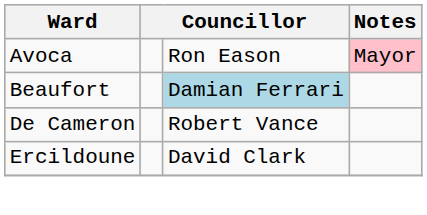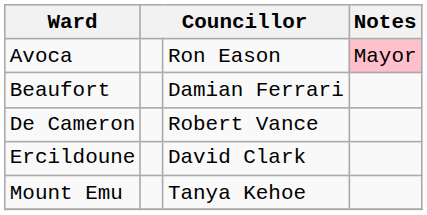(256, 90) lightblue background -> (256, 90) no background
+ row: (66, 192)
